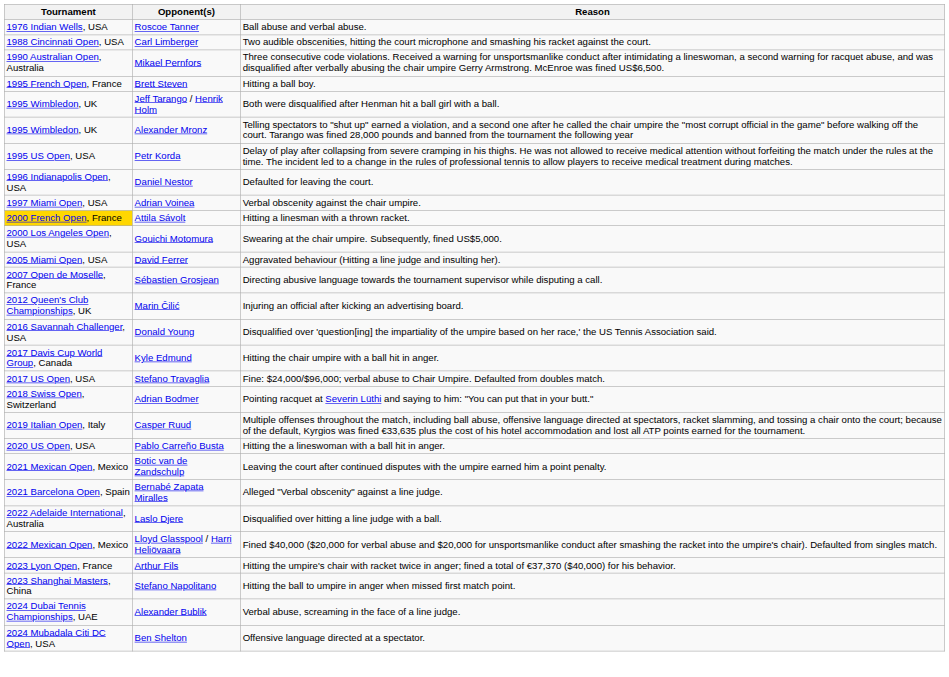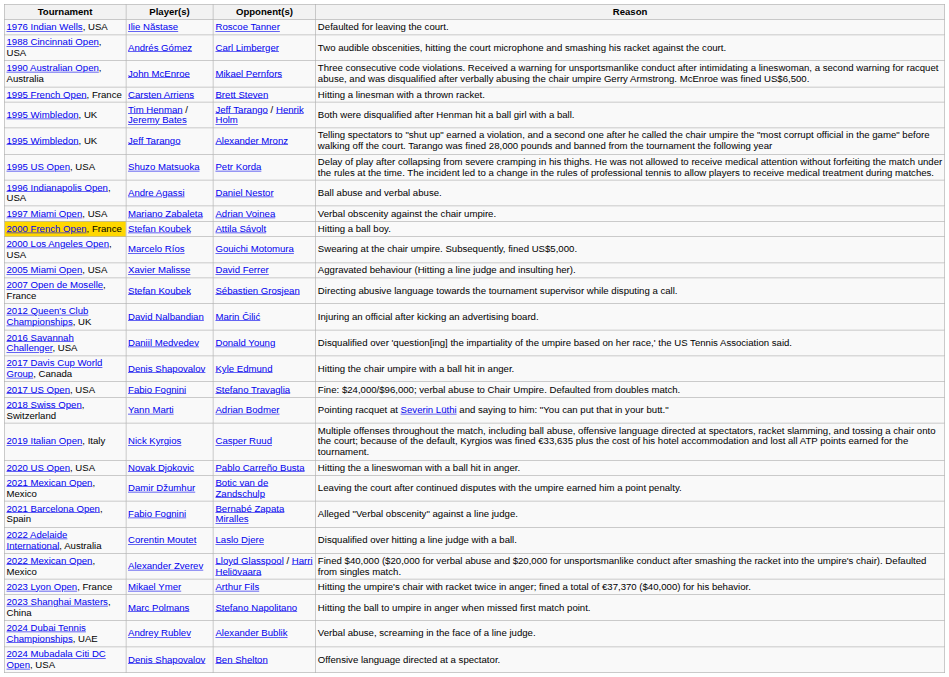+ column: (170, 12)
(305, 27) Ball abuse and verbal abuse. -> (383, 27) Defaulted for leaving the court.
(279, 83) Hitting a ball boy. -> (401, 94) Hitting a linesman with a thrown racket.
(308, 182) Defaulted for leaving the court. -> (380, 193) Ball abuse and verbal abuse.
(326, 218) Hitting a linesman with a thrown racket. -> (354, 229) Hitting a ball boy.
